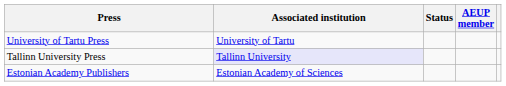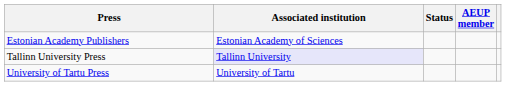rows swapped: (68, 72) <-> (58, 40)
